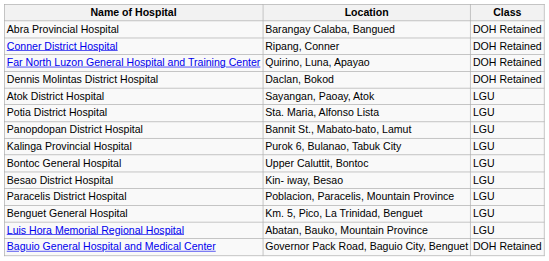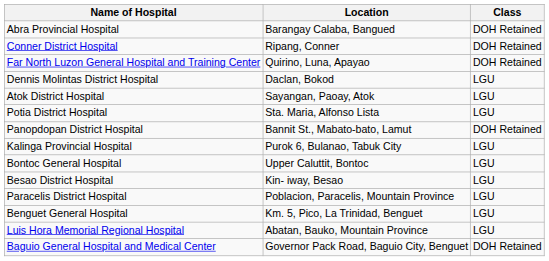(507, 79) DOH Retained -> (484, 79) LGU
(484, 130) LGU -> (507, 130) DOH Retained
